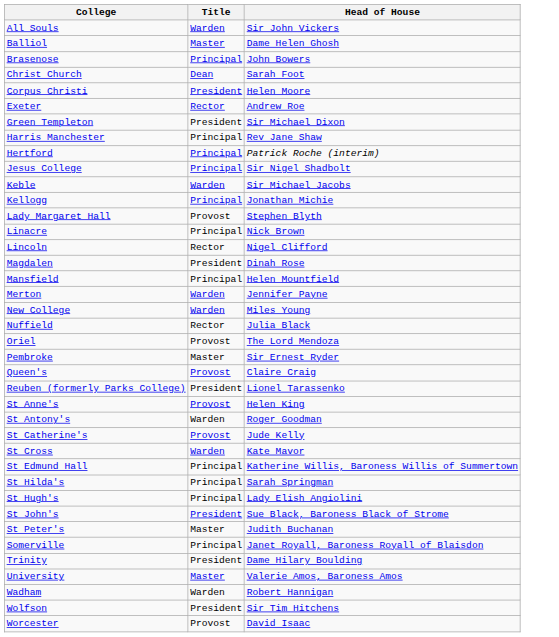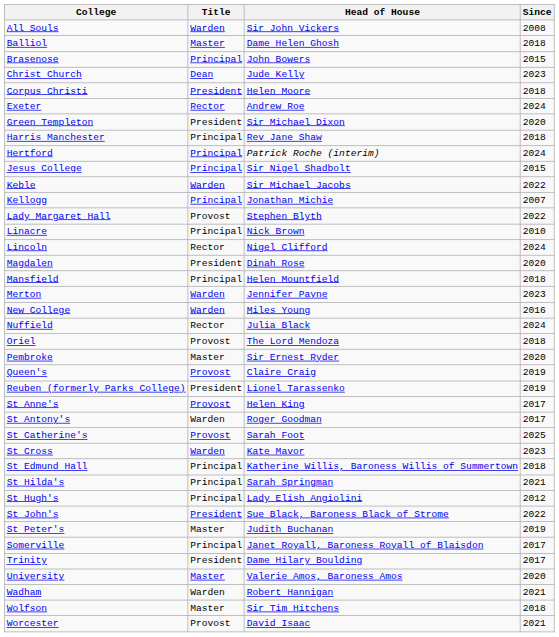+ column: (537, 12)
(276, 75) Sarah Foot -> (276, 75) Jude Kelly
(276, 436) Jude Kelly -> (276, 436) Sarah Foot
(216, 608) President -> (208, 608) Master
